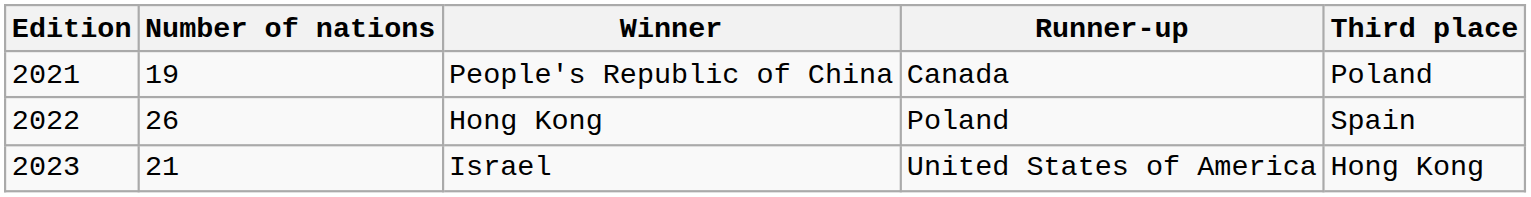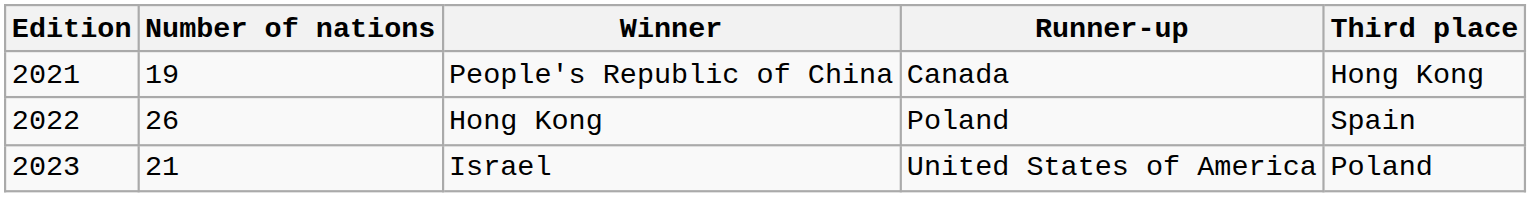(1382, 75) Poland -> (1407, 75) Hong Kong
(1407, 167) Hong Kong -> (1382, 167) Poland
